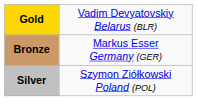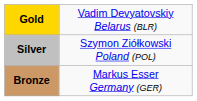rows swapped: (32, 80) <-> (32, 49)
